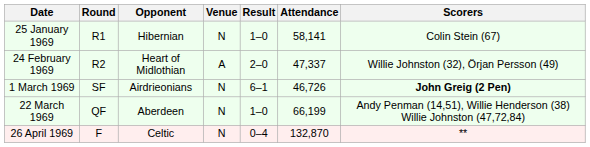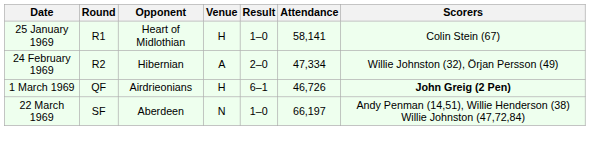(161, 36) Hibernian -> (161, 36) Heart of Midlothian
(222, 36) N -> (222, 36) H
(161, 65) Heart of Midlothian -> (161, 65) Hibernian
(309, 65) 47,337 -> (309, 65) 47,334
(99, 88) SF -> (99, 88) QF
(222, 88) N -> (222, 88) H
(99, 111) QF -> (99, 111) SF
(309, 111) 66,199 -> (309, 111) 66,197
- row: (42, 134)
